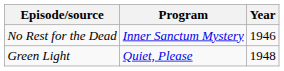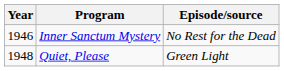columns swapped: (263, 14) <-> (62, 14)
